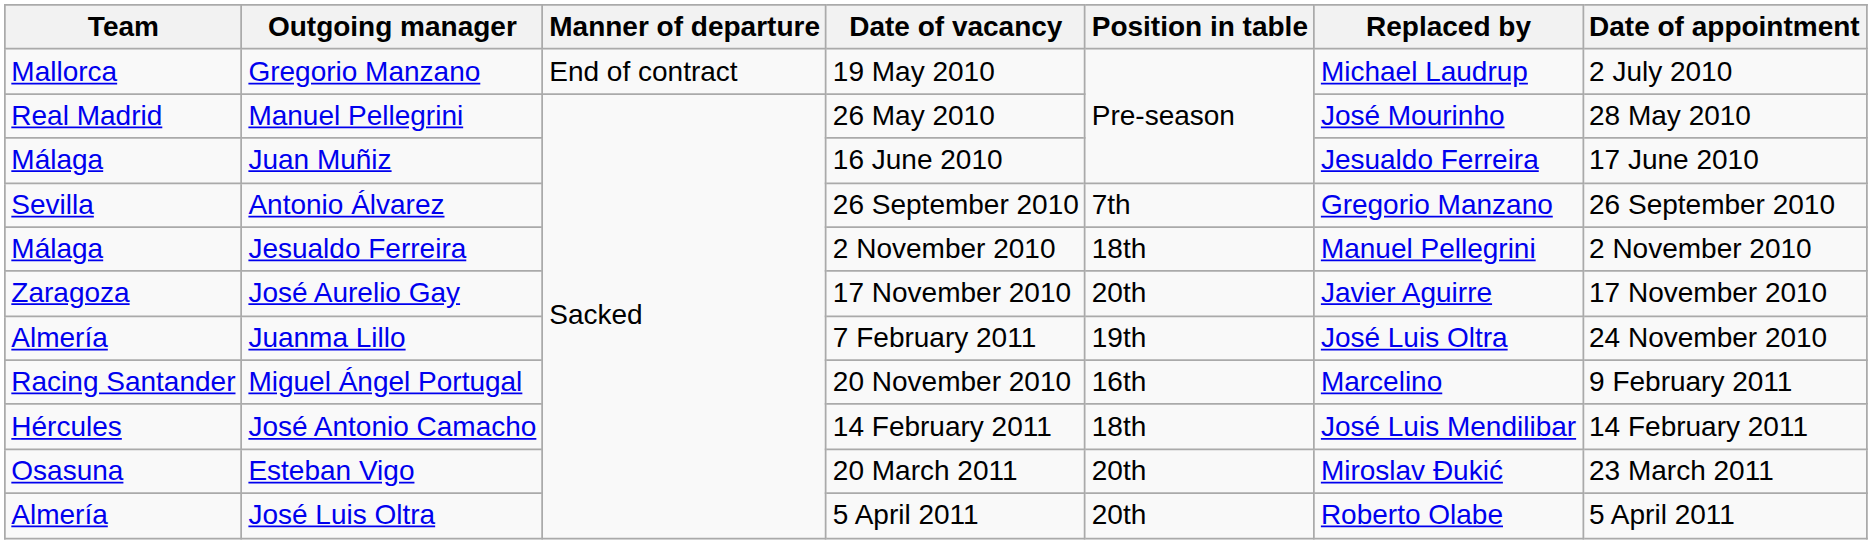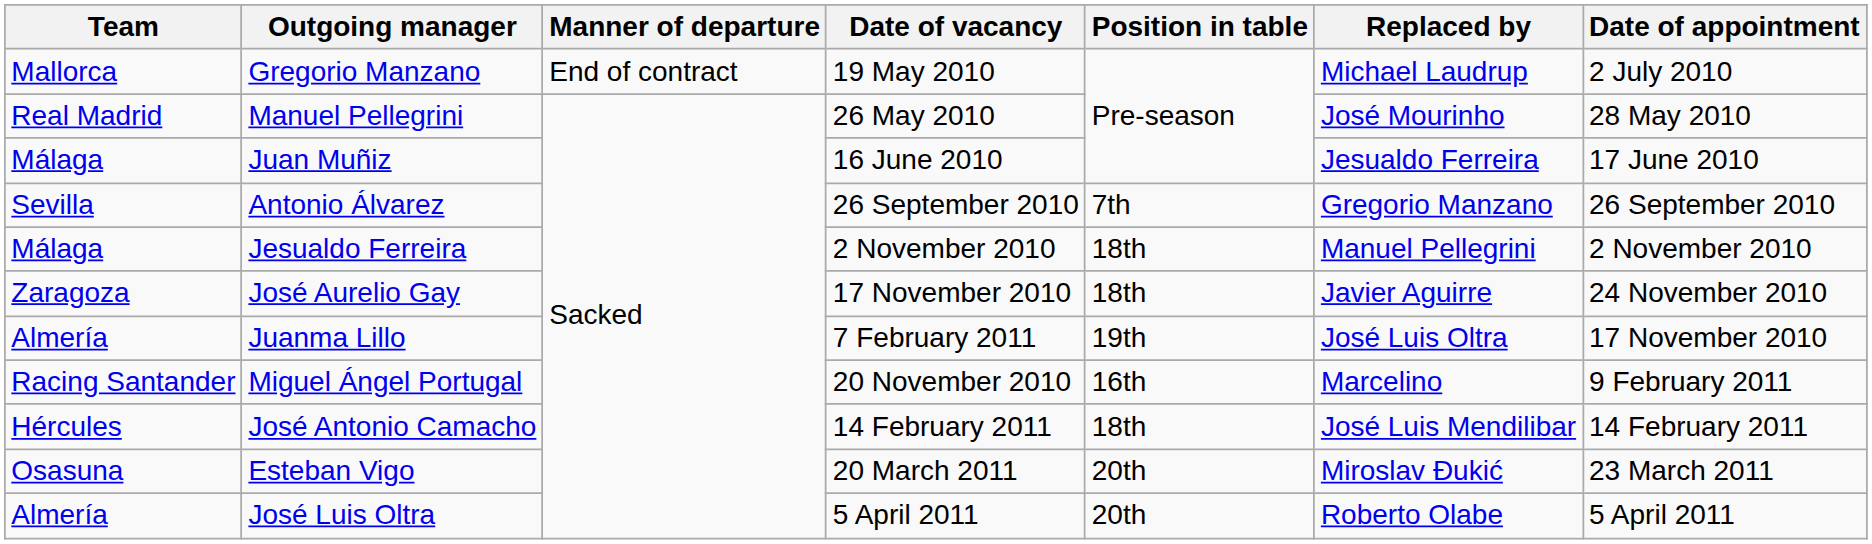(1119, 293) 20th -> (1119, 293) 18th
(1708, 293) 17 November 2010 -> (1708, 293) 24 November 2010
(1708, 337) 24 November 2010 -> (1708, 337) 17 November 2010
